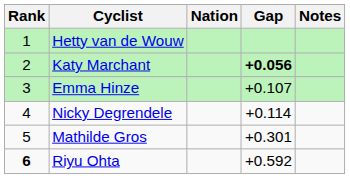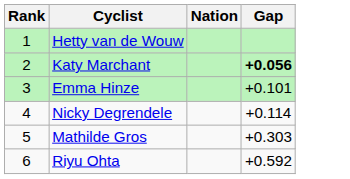- column: (320, 16)
(268, 88) +0.107 -> (268, 88) +0.101
(268, 137) +0.301 -> (268, 137) +0.303
(27, 161) bold -> (27, 161) normal
